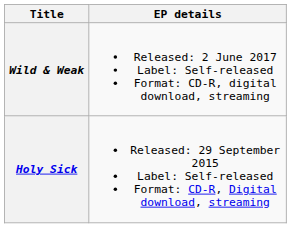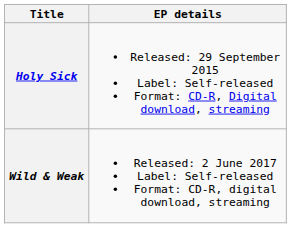rows swapped: (47, 169) <-> (47, 69)
